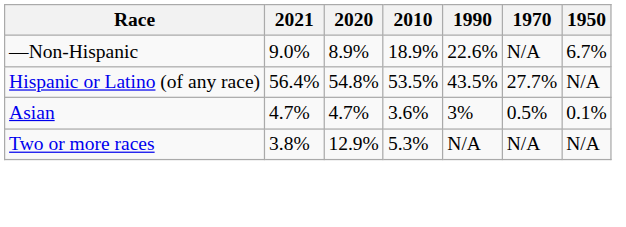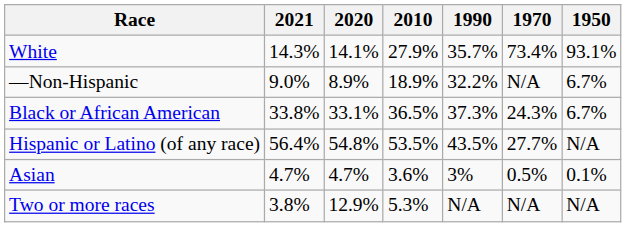+ row: (33, 50)
(473, 50) 22.6% -> (473, 81) 32.2%
+ row: (115, 112)
